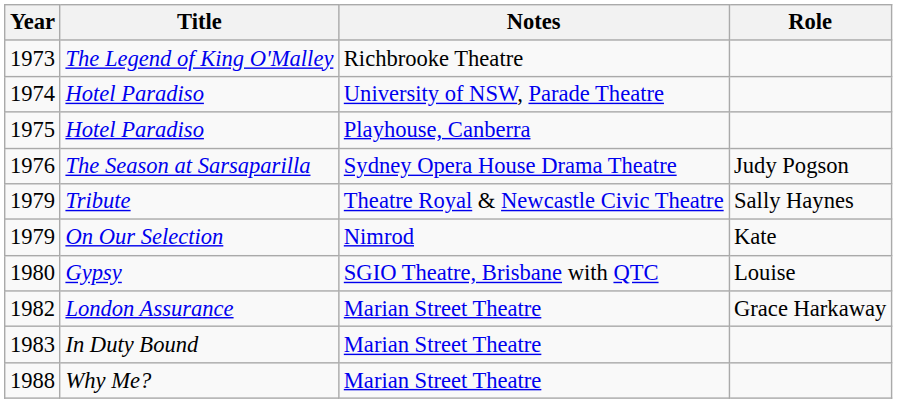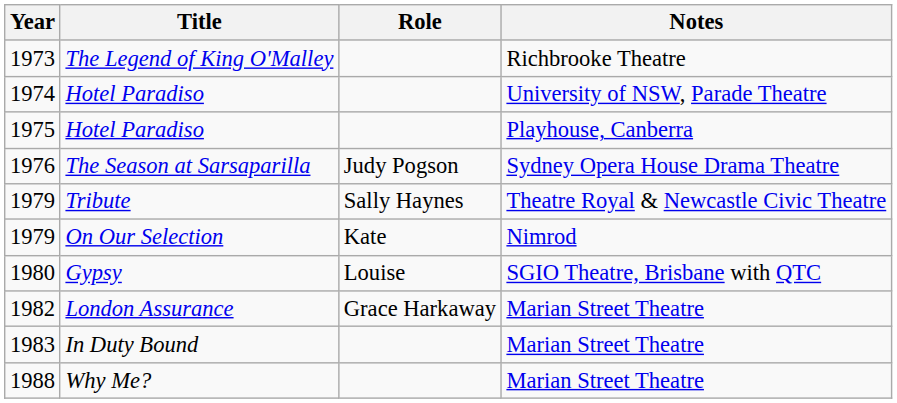columns swapped: (810, 22) <-> (534, 22)
